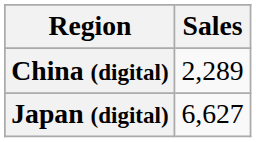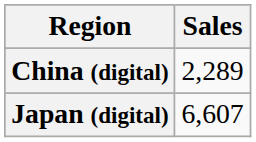(213, 114) 6,627 -> (213, 114) 6,607
